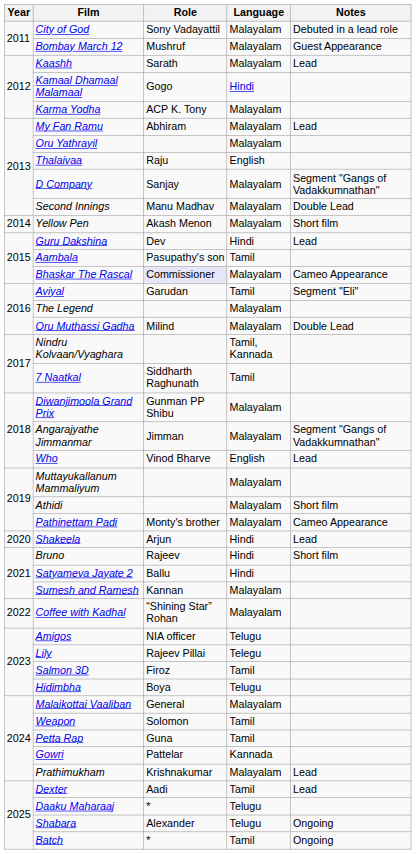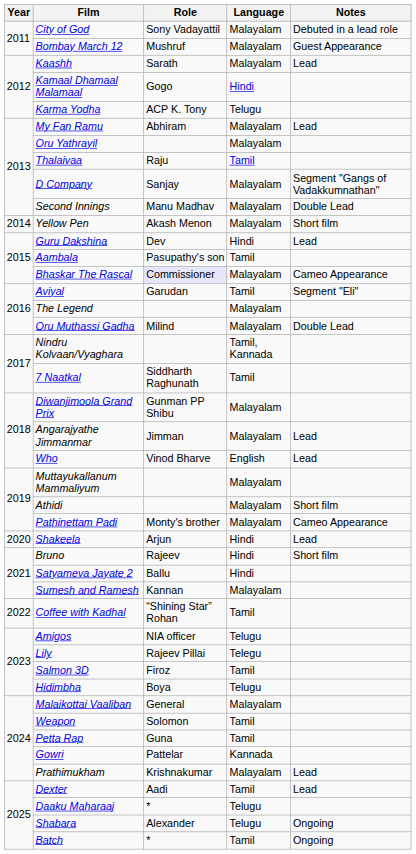(255, 110) Malayalam -> (245, 110) Telugu
(247, 161) English -> (242, 161) Tamil
(340, 436) Segment "Gangs of Vadakkumnathan" -> (305, 436) Lead
(255, 613) Malayalam -> (242, 613) Tamil
